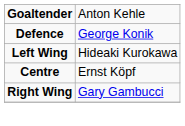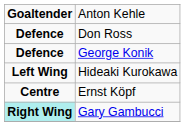+ row: (105, 33)
(40, 92) no background -> (40, 111) paleturquoise background
